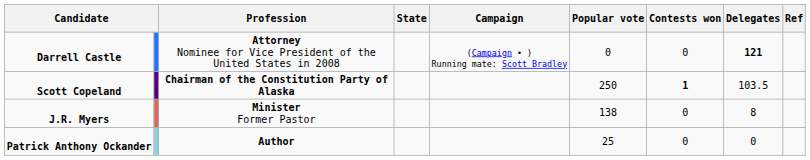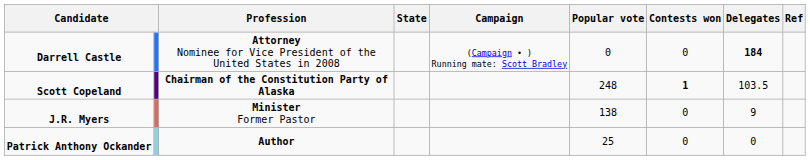(753, 52) 121 -> (753, 52) 184
(608, 85) 250 -> (608, 85) 248
(753, 113) 8 -> (753, 113) 9
